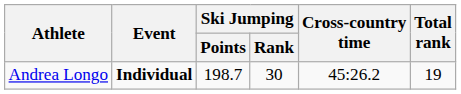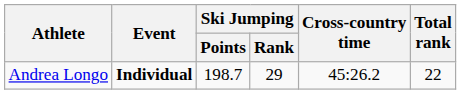(274, 75) 30 -> (274, 75) 29
(433, 75) 19 -> (433, 75) 22
